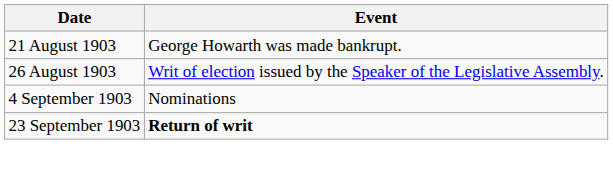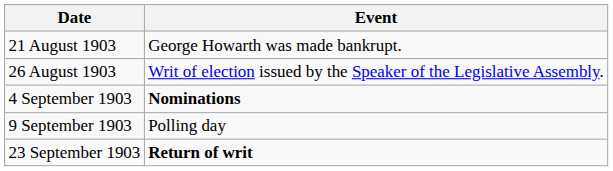(192, 98) normal -> (194, 98) bold
+ row: (70, 125)
